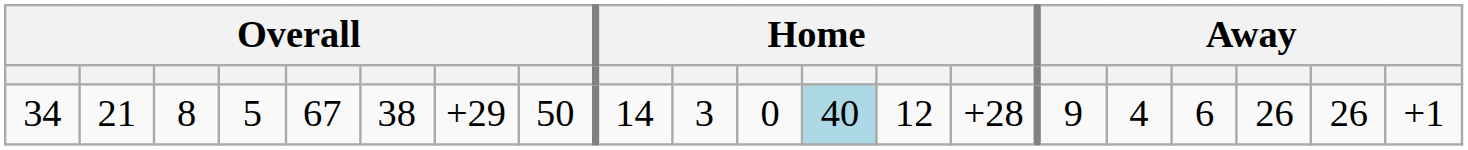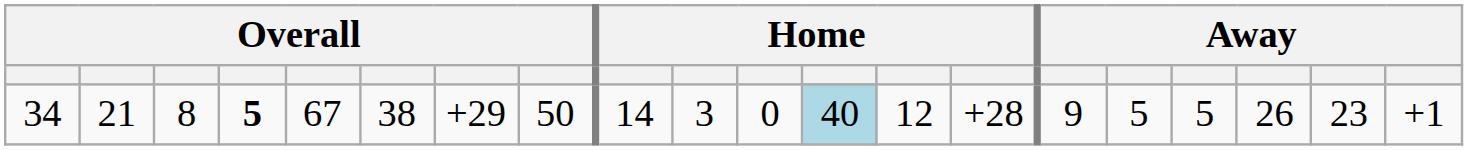(252, 113) normal -> (252, 113) bold
(1139, 113) 4 -> (1139, 113) 5
(1205, 113) 6 -> (1205, 113) 5
(1349, 113) 26 -> (1349, 113) 23
